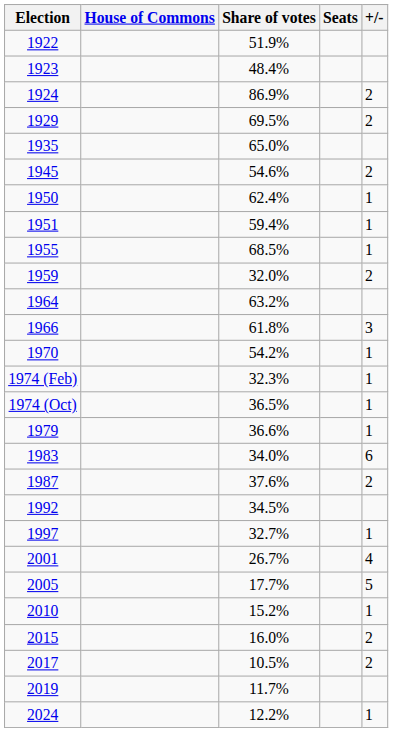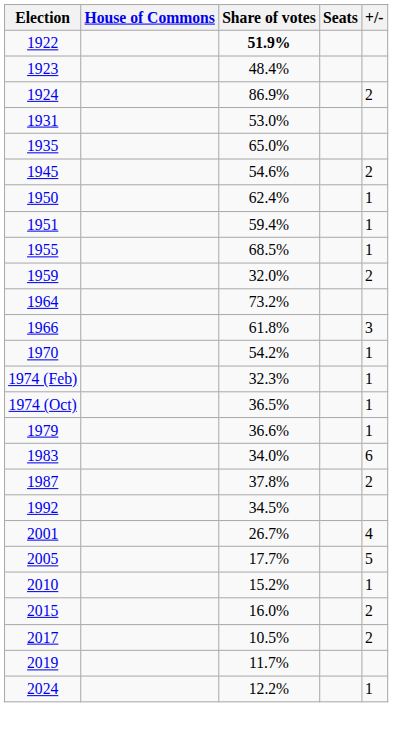(269, 43) normal -> (269, 43) bold
- row: (43, 120)
+ row: (43, 120)
(269, 301) 63.2% -> (269, 301) 73.2%
(269, 482) 37.6% -> (269, 482) 37.8%
- row: (43, 533)
